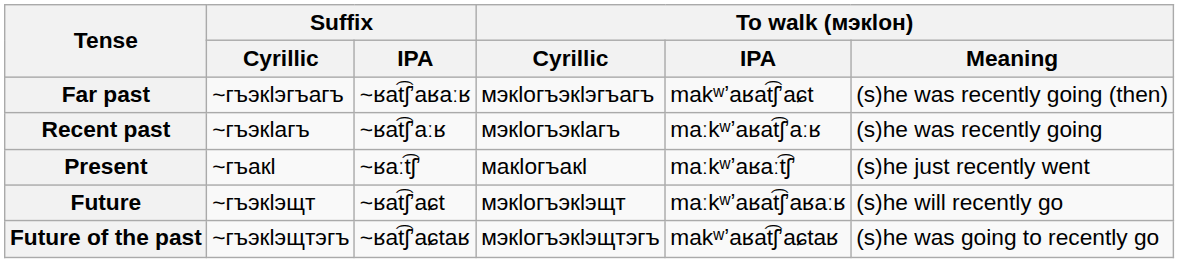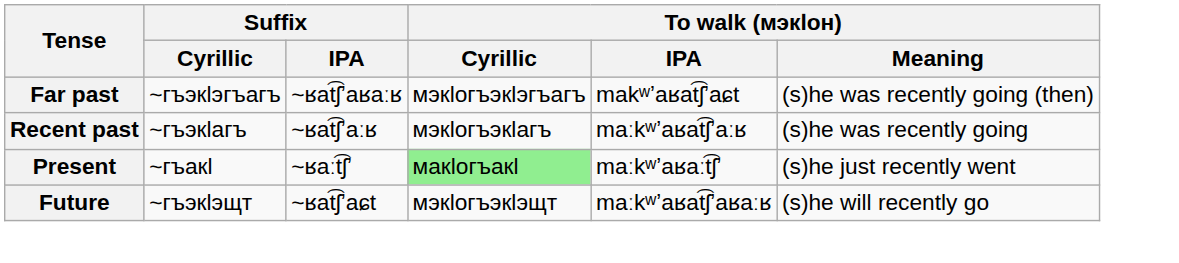(534, 166) no background -> (466, 166) lightgreen background
- row: (106, 238)
